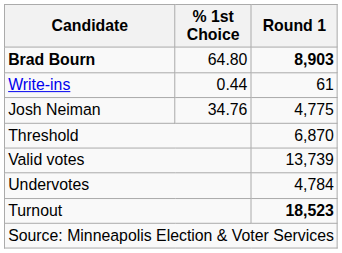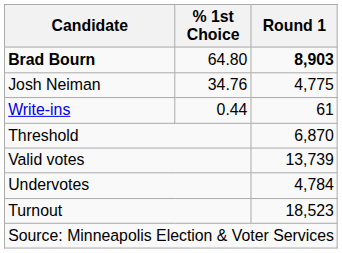rows swapped: (54, 110) <-> (39, 85)
(310, 210) bold -> (310, 210) normal
